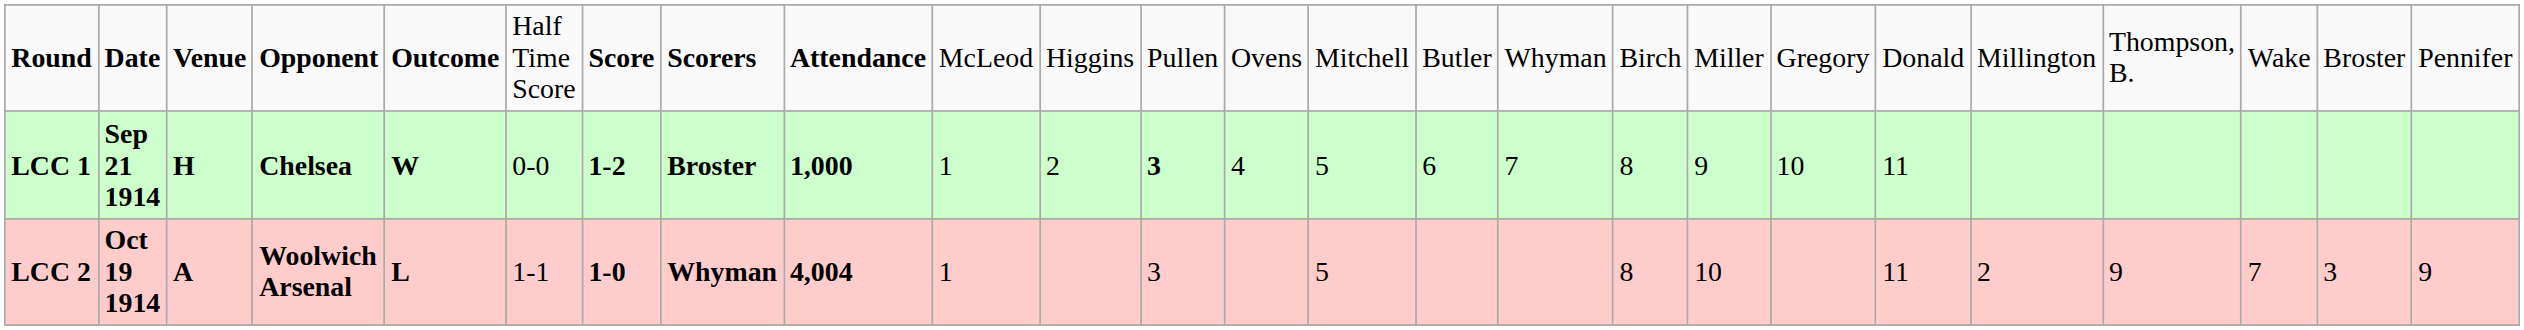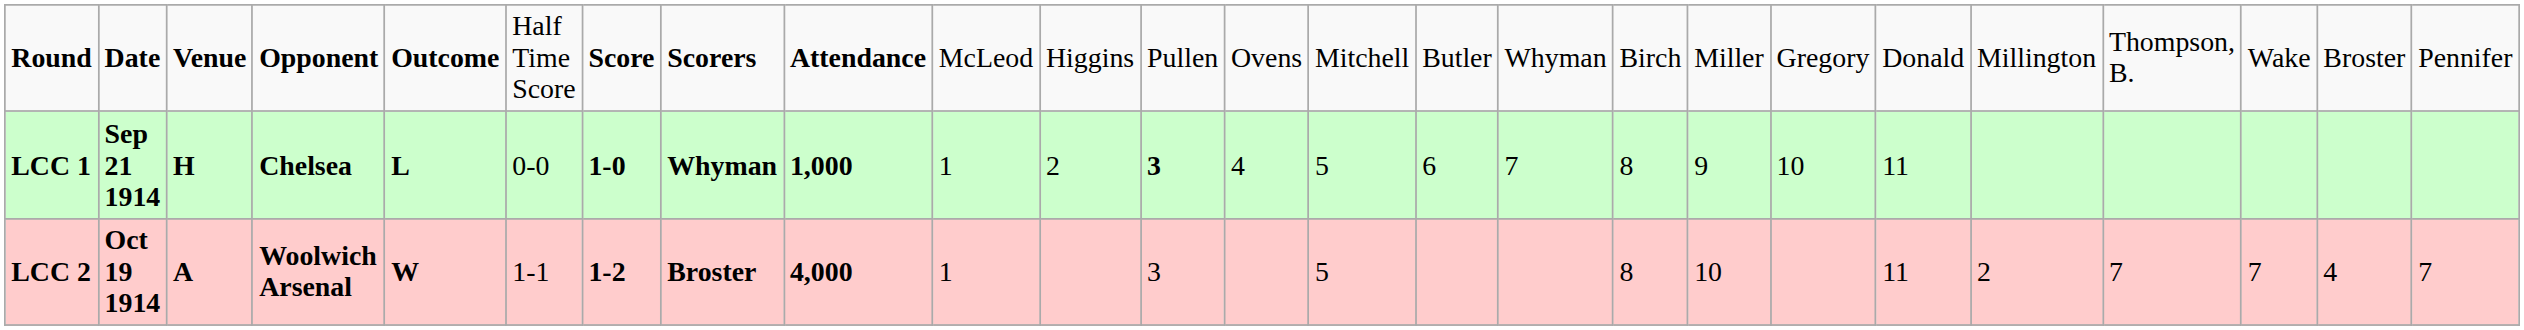(405, 164) W -> (400, 164) L
(607, 164) 1-2 -> (607, 164) 1-0
(712, 164) Broster -> (722, 164) Whyman
(400, 271) L -> (405, 271) W
(607, 271) 1-0 -> (607, 271) 1-2
(722, 271) Whyman -> (712, 271) Broster
(821, 271) 4,004 -> (821, 271) 4,000
(2116, 271) 9 -> (2116, 271) 7
(2330, 271) 3 -> (2330, 271) 4
(2425, 271) 9 -> (2425, 271) 7
